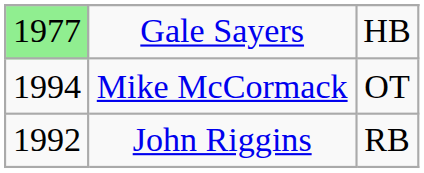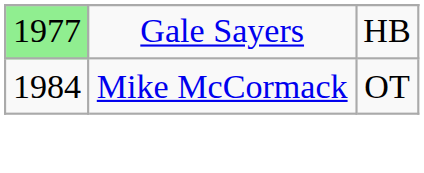(47, 85) 1994 -> (47, 85) 1984
- row: (222, 139)
